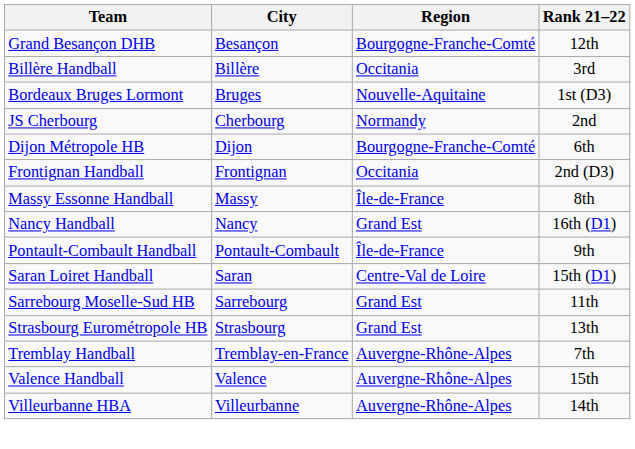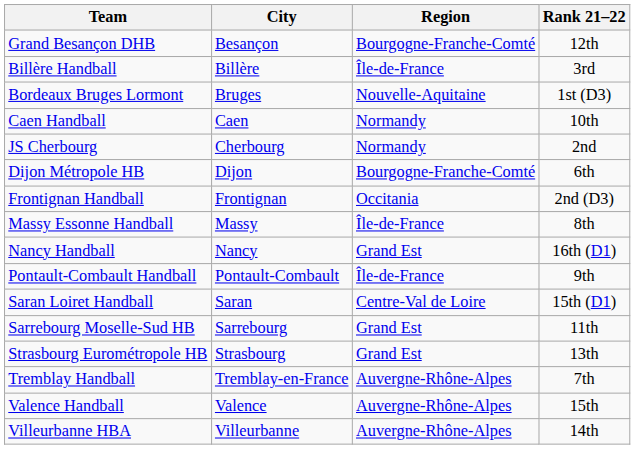(387, 69) Occitania -> (400, 69) Île-de-France
+ row: (57, 120)
